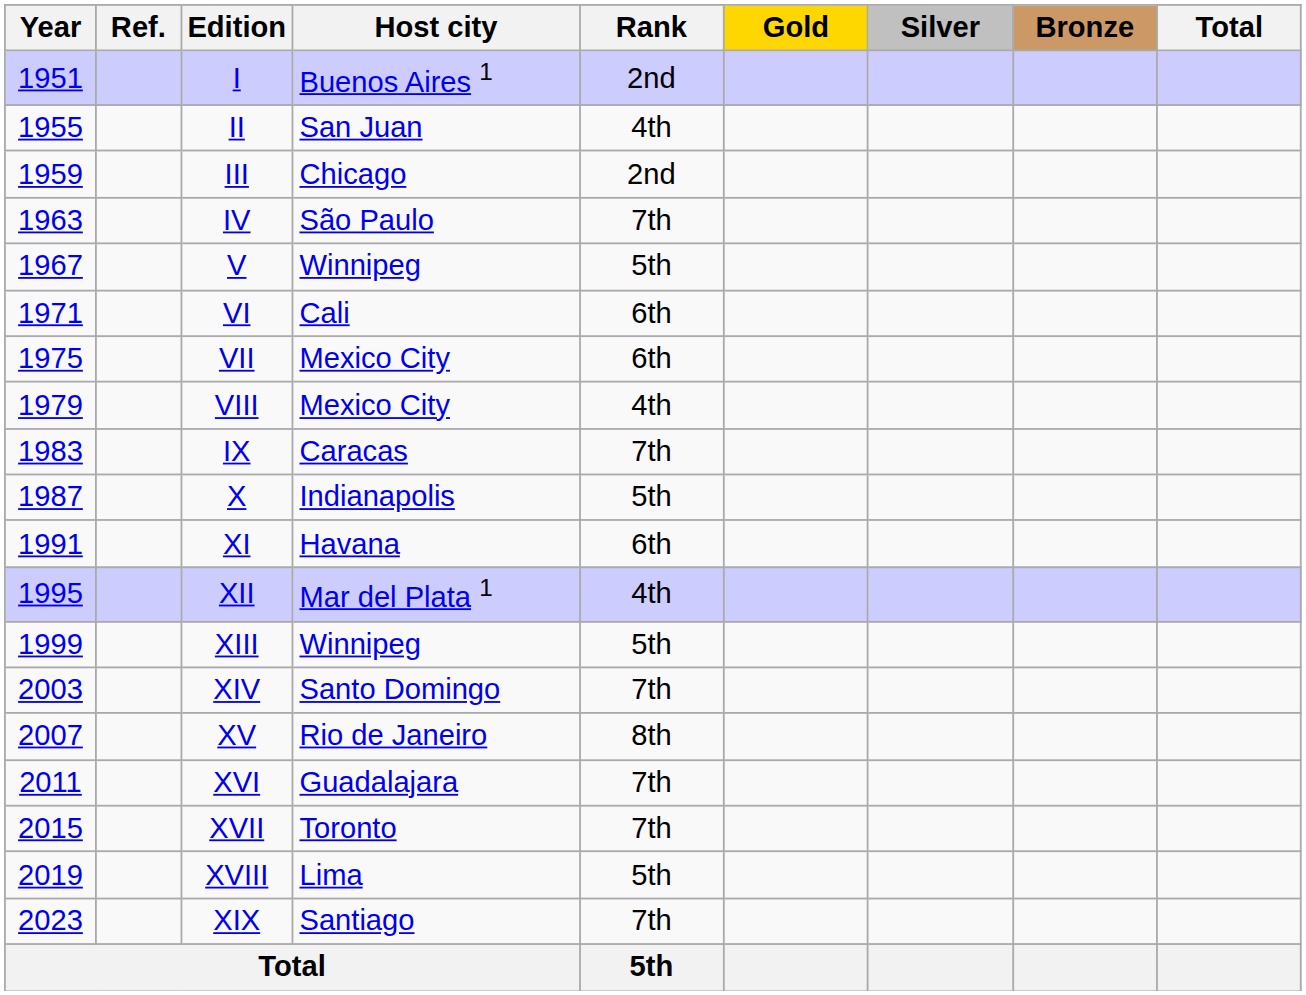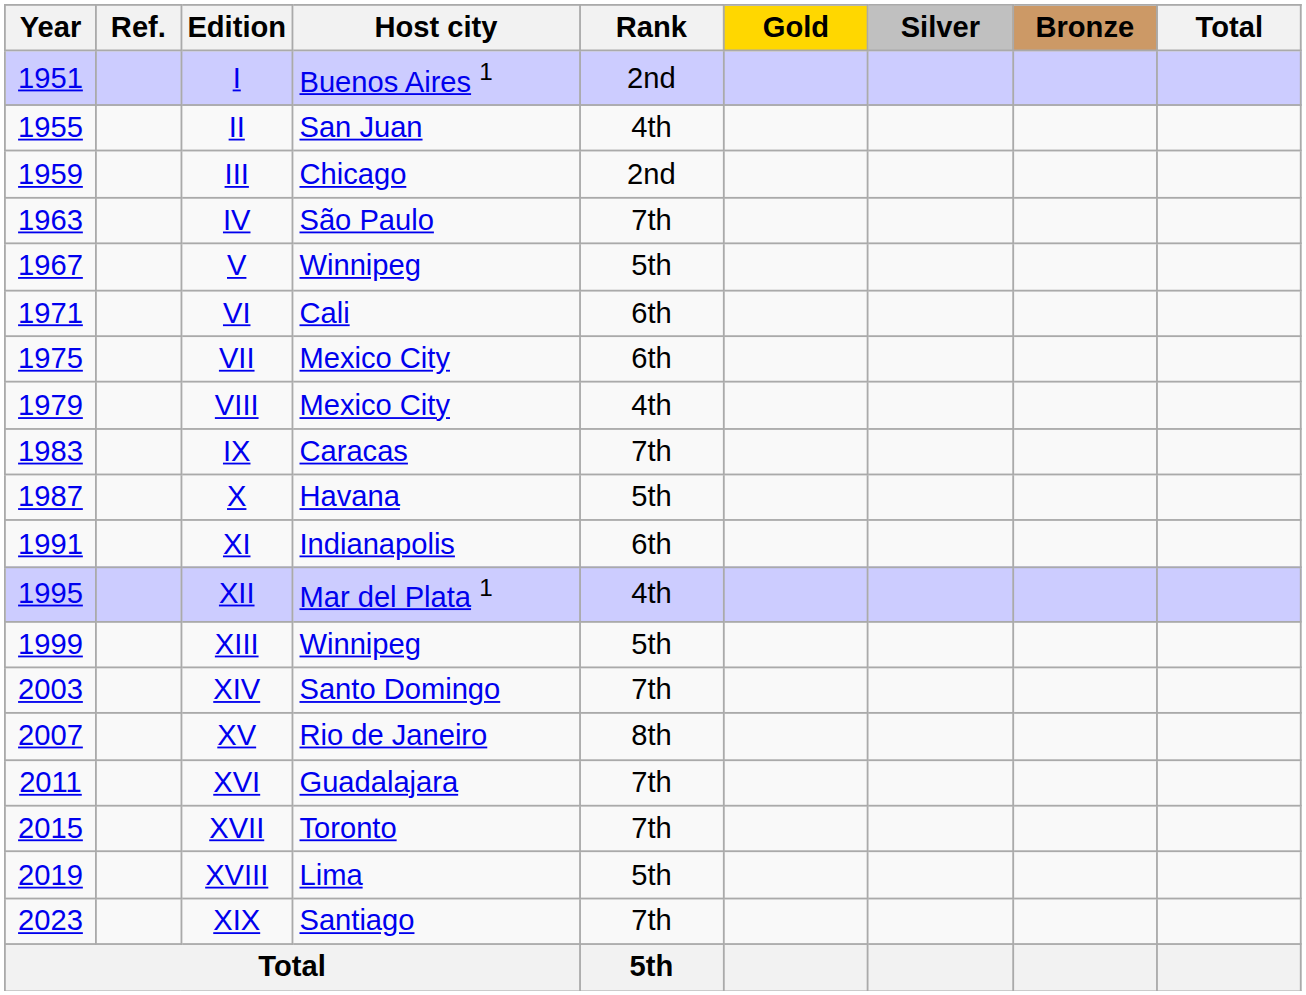(377, 497) Indianapolis -> (350, 497) Havana
(350, 543) Havana -> (377, 543) Indianapolis
